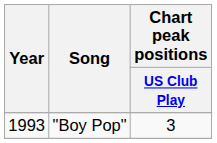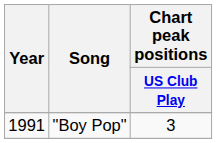(27, 125) 1993 -> (27, 125) 1991
